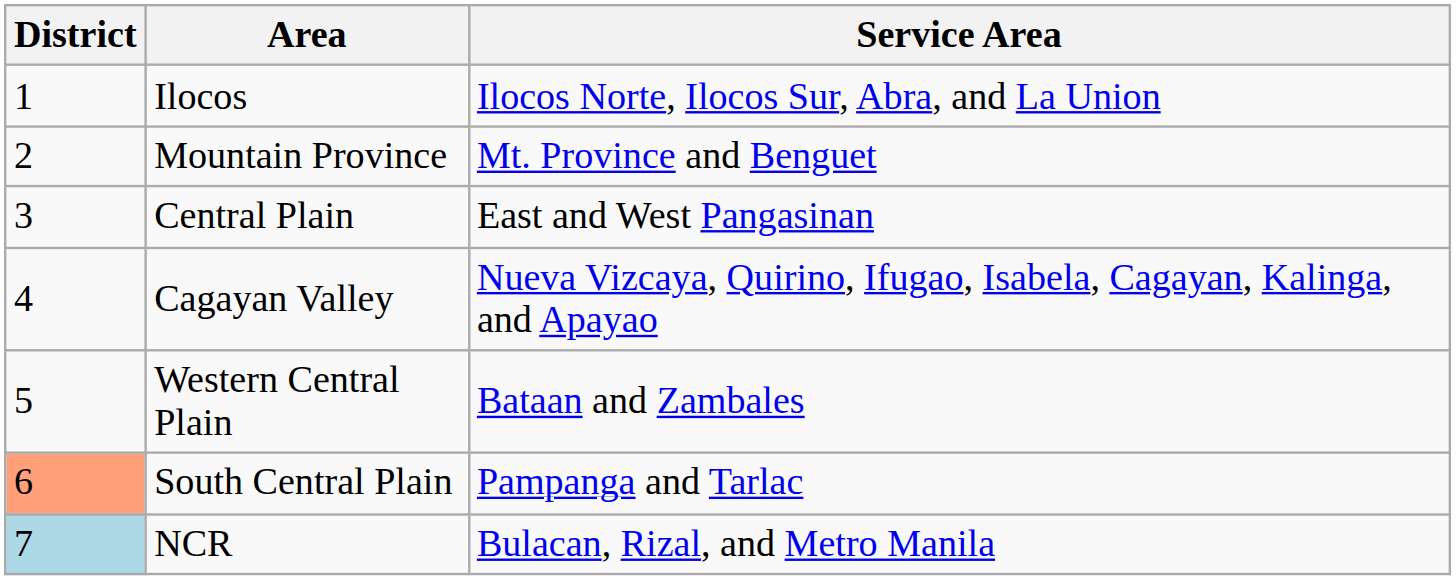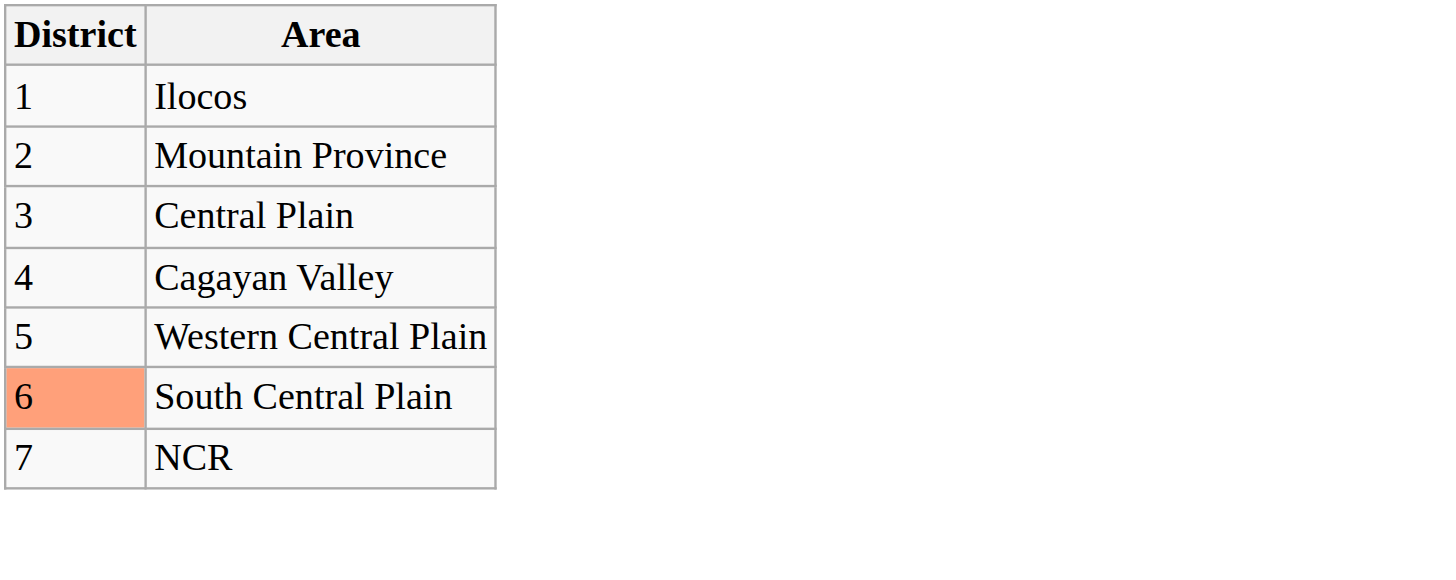- column: (959, 34)
(23, 543) lightblue background -> (23, 457) no background
